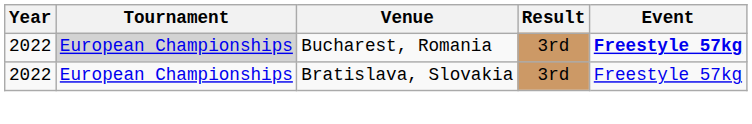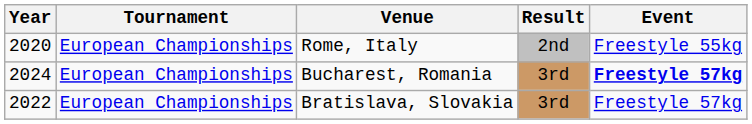+ row: (360, 48)
(30, 48) 2022 -> (30, 76) 2024
(176, 48) lightgrey background -> (176, 76) no background
